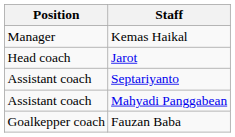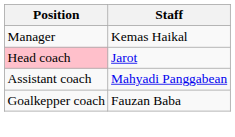(39, 57) no background -> (39, 57) pink background
- row: (145, 79)
